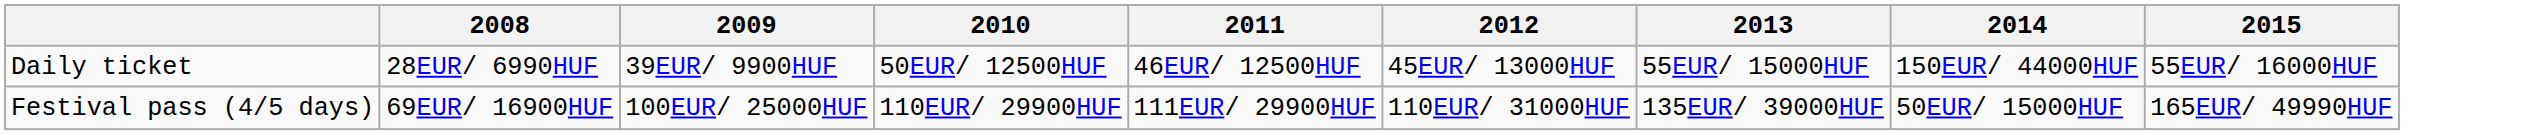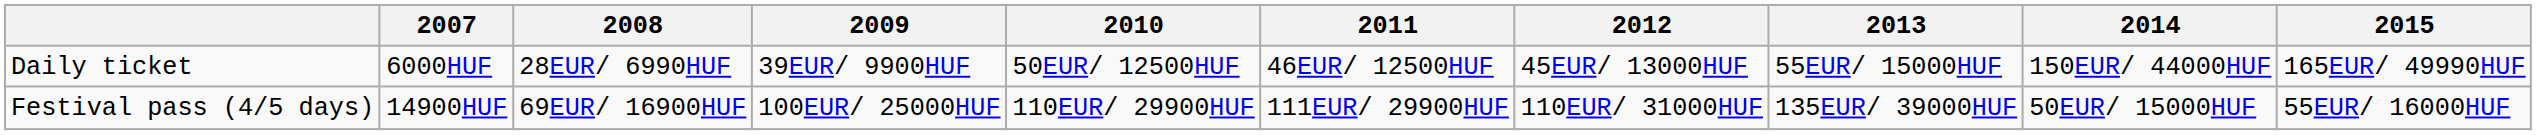+ column: (447, 26)
(2264, 67) 55EUR/ 16000HUF -> (2404, 67) 165EUR/ 49990HUF
(2271, 108) 165EUR/ 49990HUF -> (2397, 108) 55EUR/ 16000HUF
